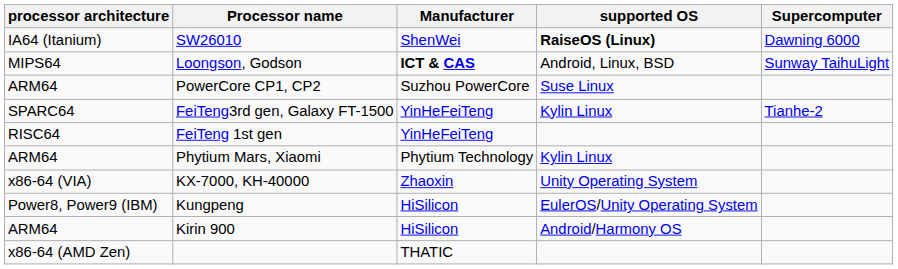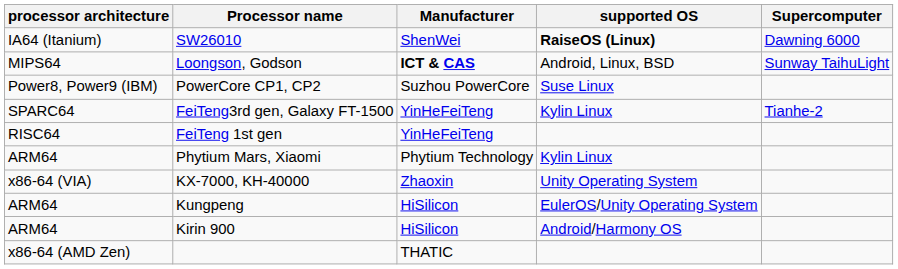(33, 87) ARM64 -> (83, 87) Power8, Power9 (IBM)
(83, 205) Power8, Power9 (IBM) -> (33, 205) ARM64
